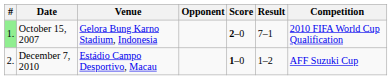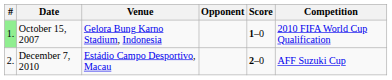- column: (271, 12)
(237, 34) 2–0 -> (256, 34) 1–0
(237, 61) 1–0 -> (256, 61) 2–0
